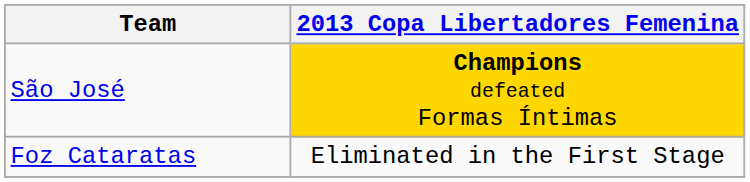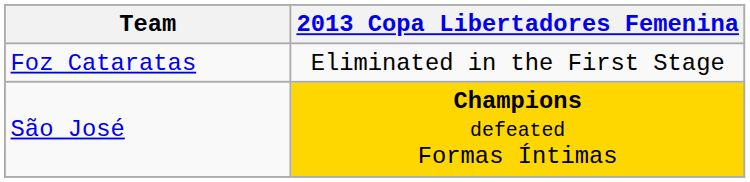rows swapped: (103, 157) <-> (68, 91)
